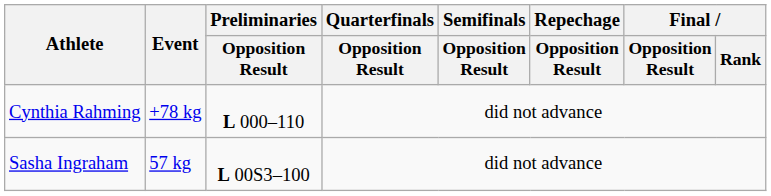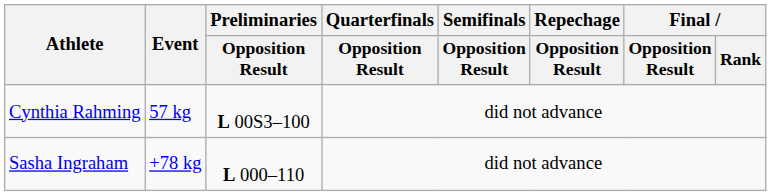(175, 111) +78 kg -> (170, 111) 57 kg
(264, 122) L 000–110 -> (264, 122) L 00S3–100
(170, 164) 57 kg -> (175, 164) +78 kg
(264, 174) L 00S3–100 -> (264, 174) L 000–110
